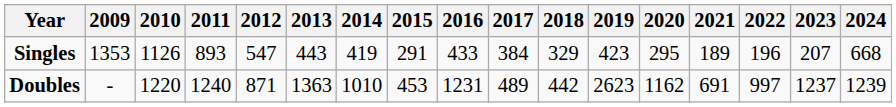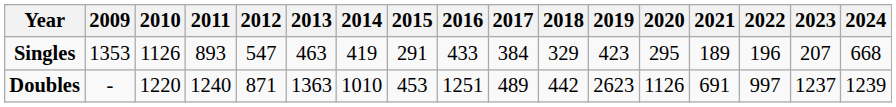(311, 53) 443 -> (311, 53) 463
(463, 85) 1231 -> (463, 85) 1251
(664, 85) 1162 -> (664, 85) 1126
